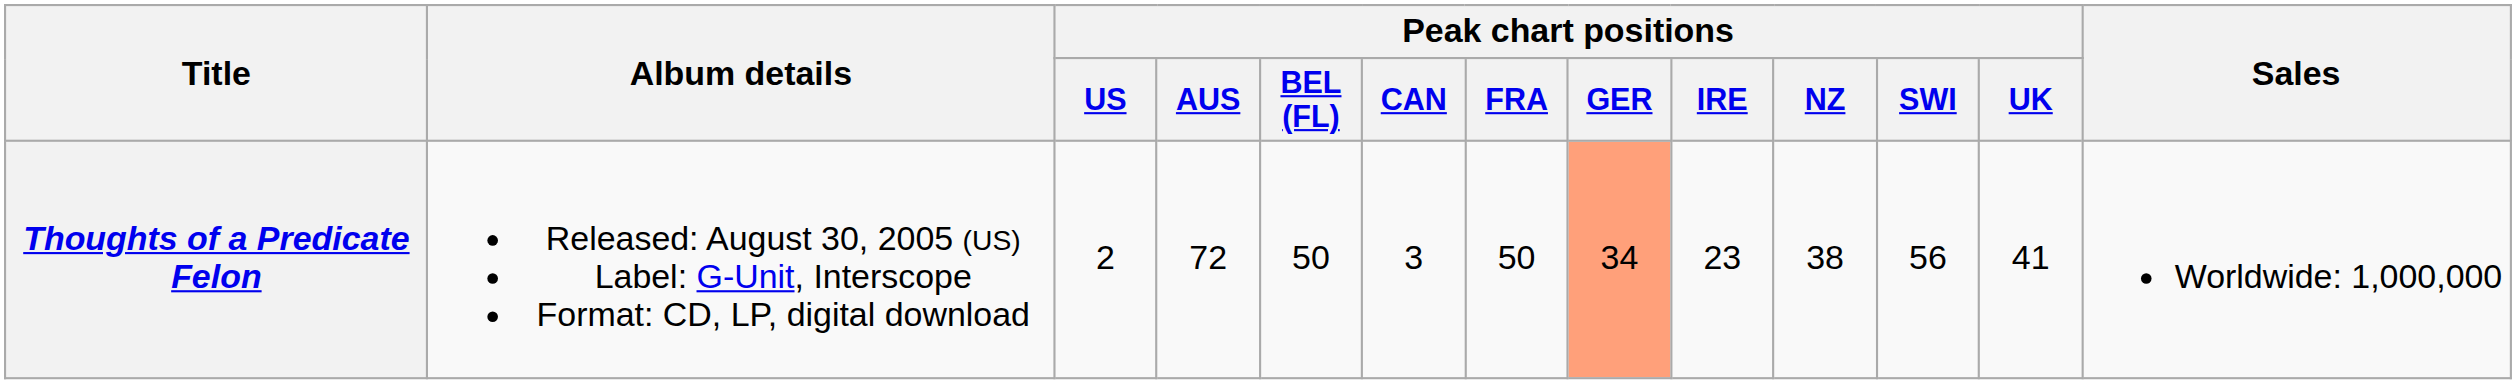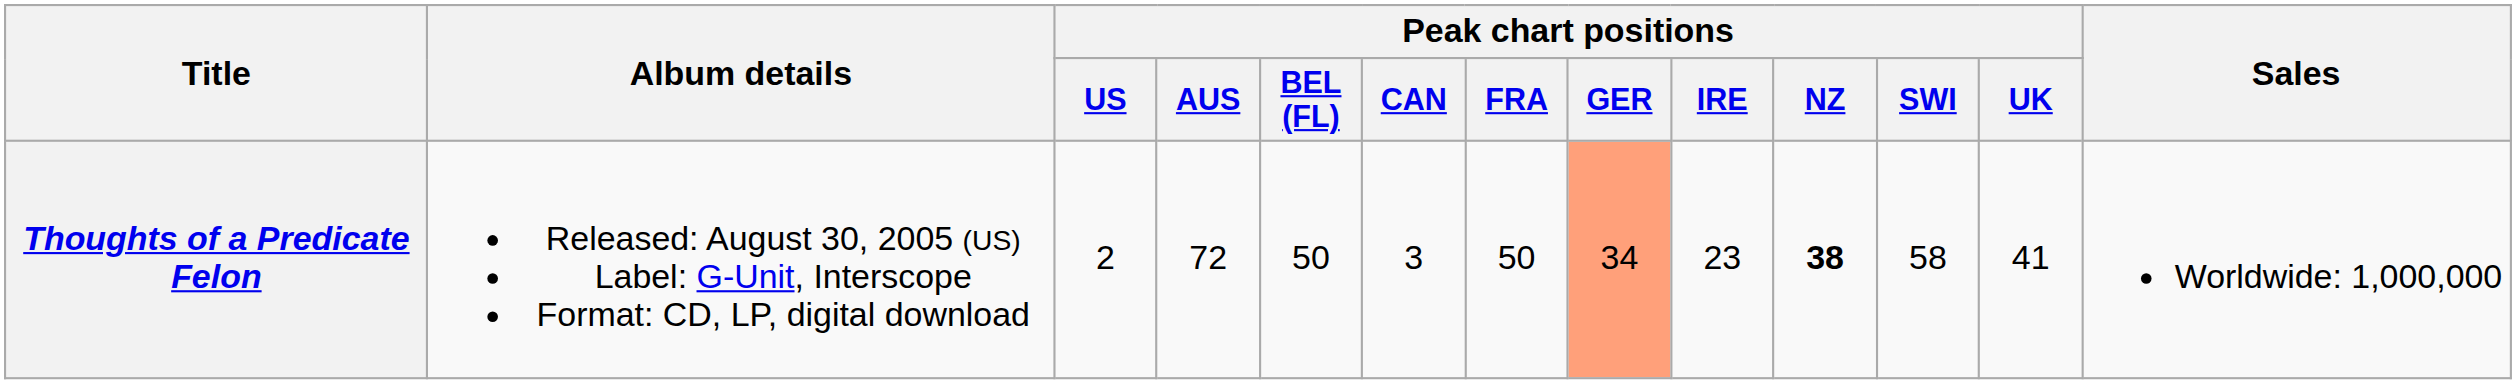(1825, 258) normal -> (1825, 258) bold
(1928, 258) 56 -> (1928, 258) 58
